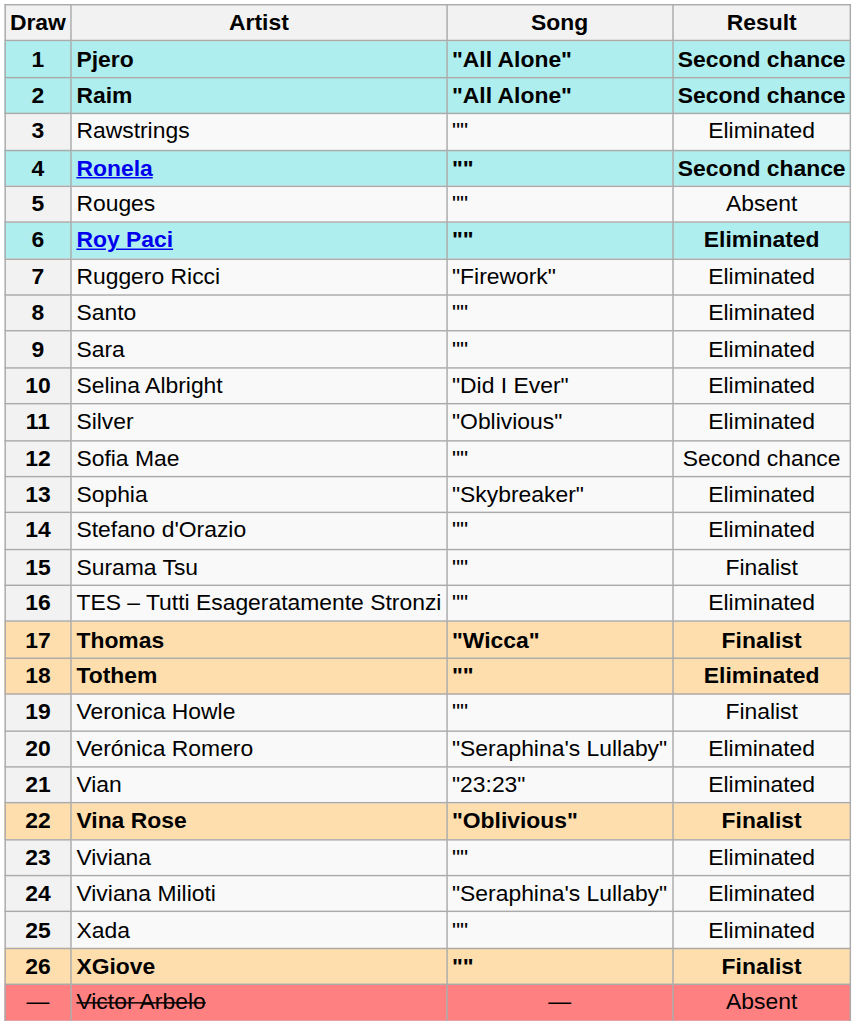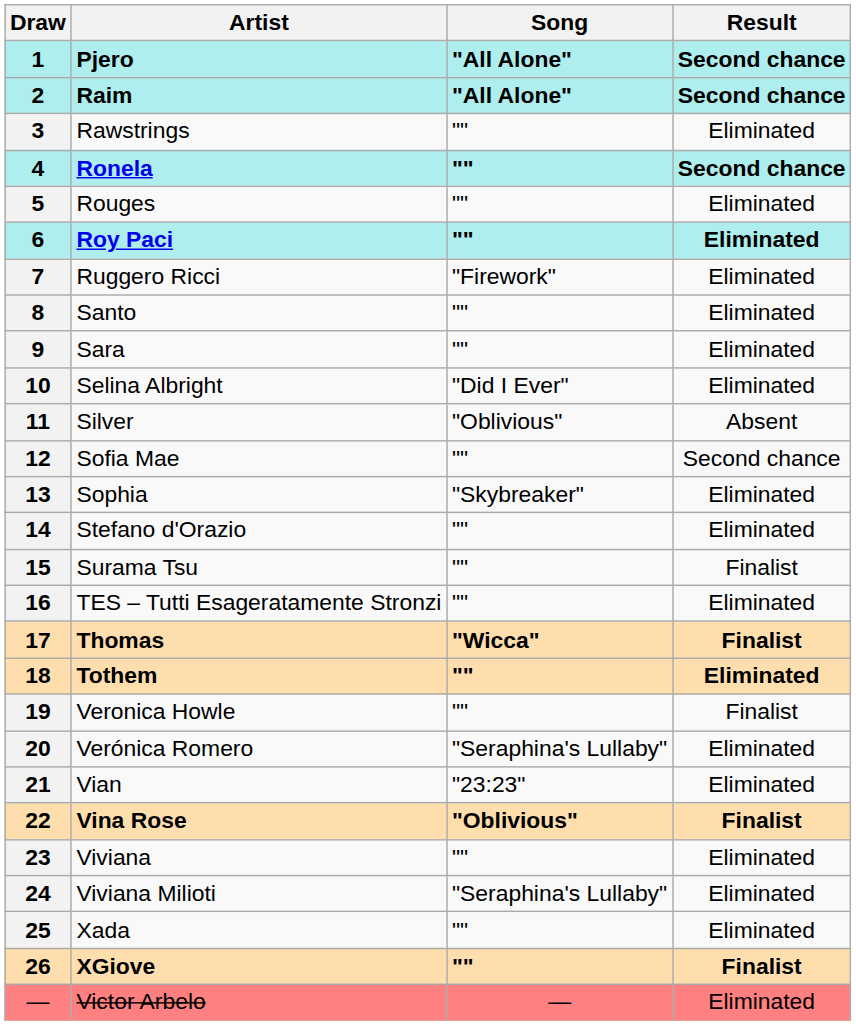(762, 204) Absent -> (762, 204) Eliminated
(762, 421) Eliminated -> (762, 421) Absent
(762, 1002) Absent -> (762, 1002) Eliminated
